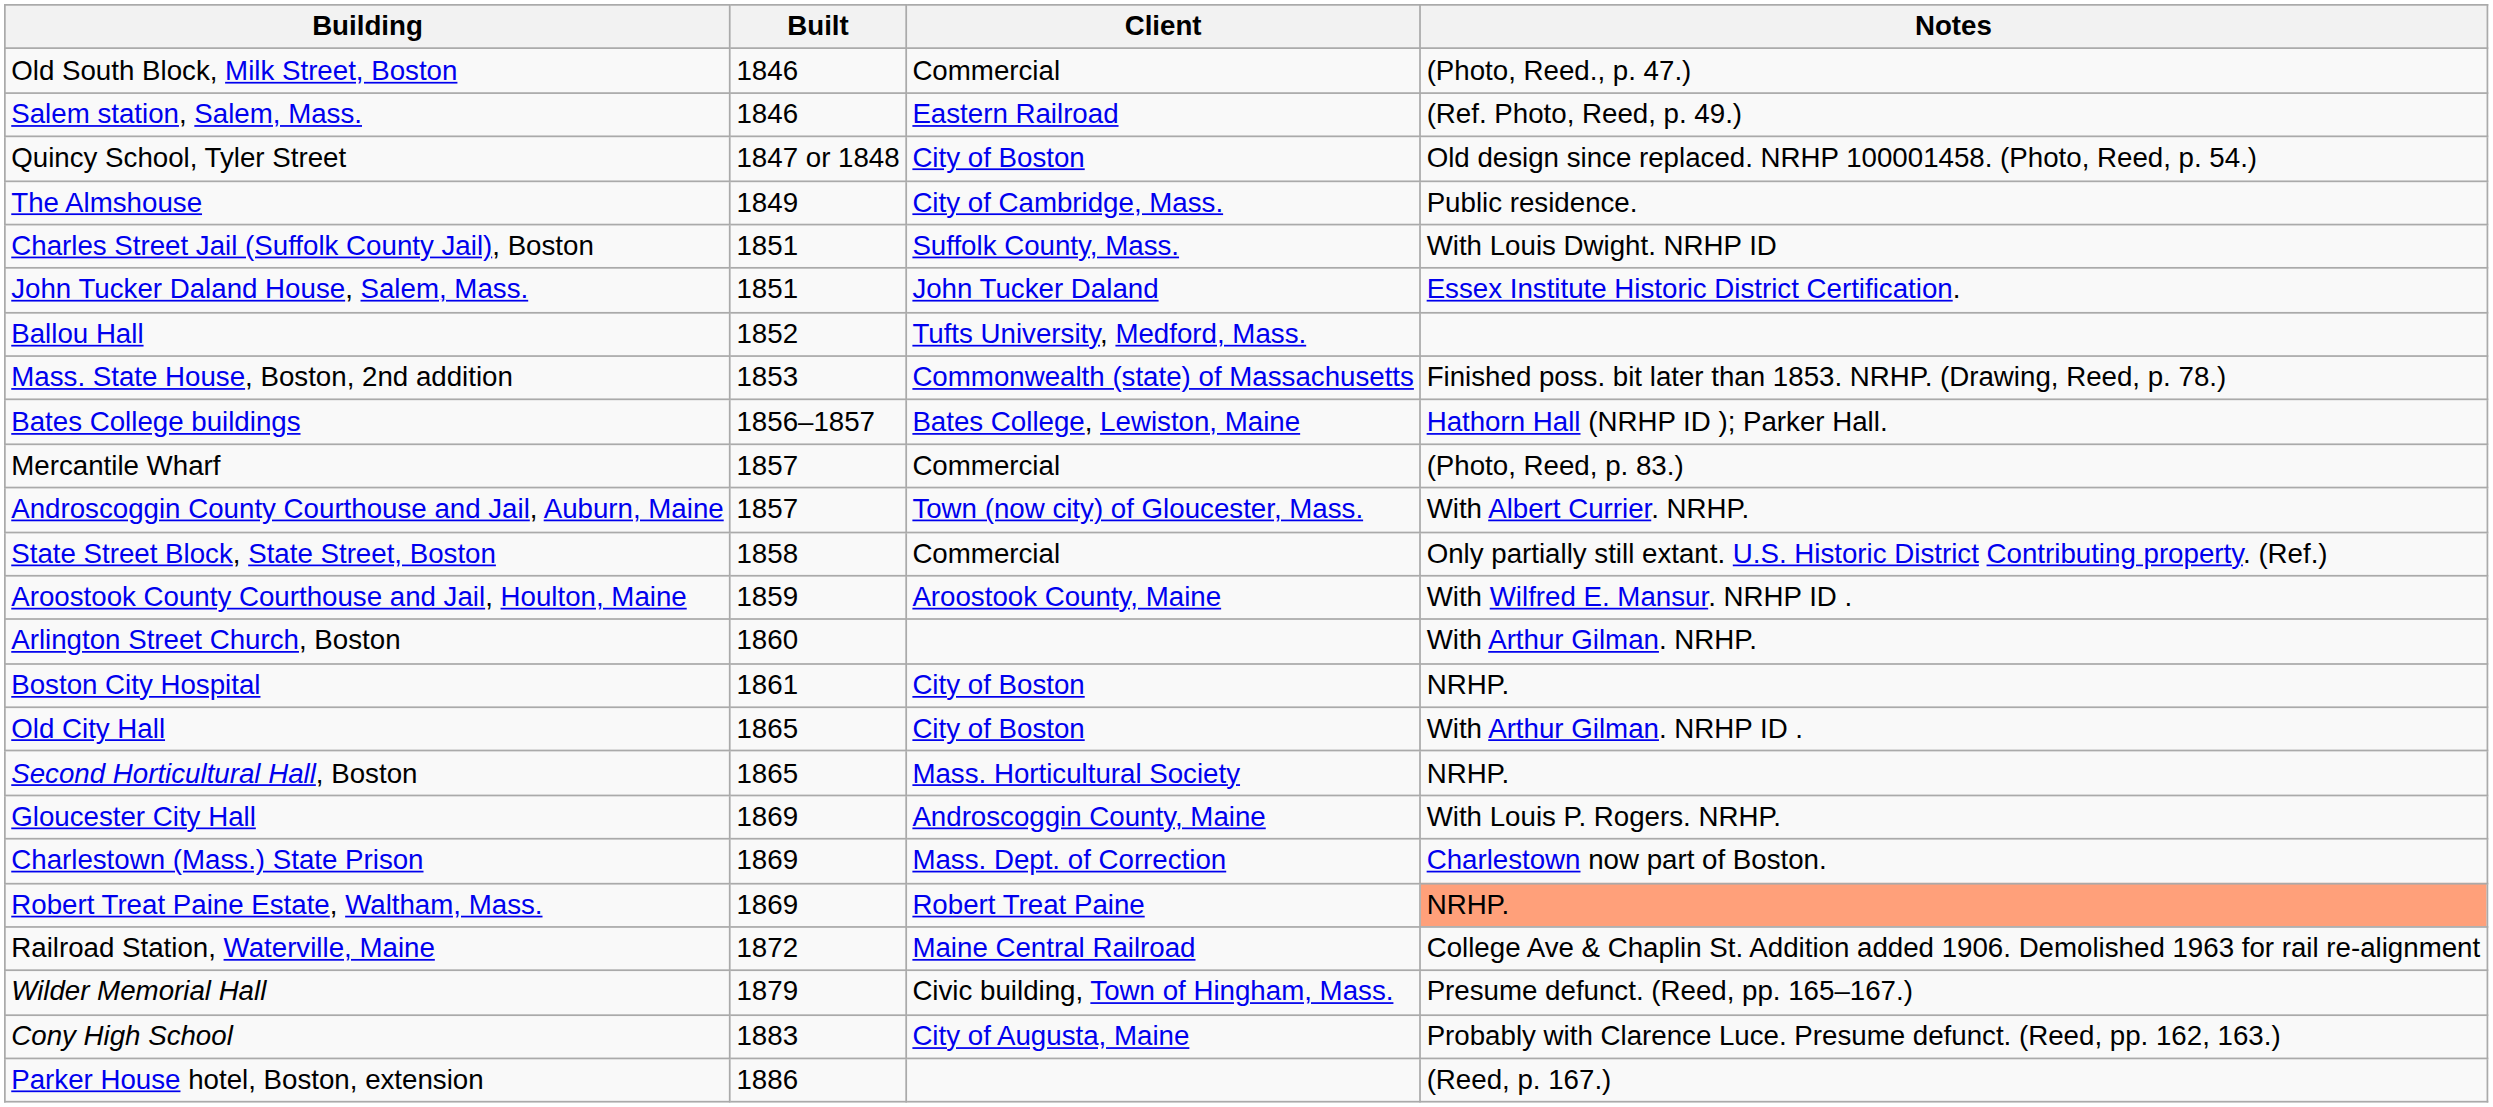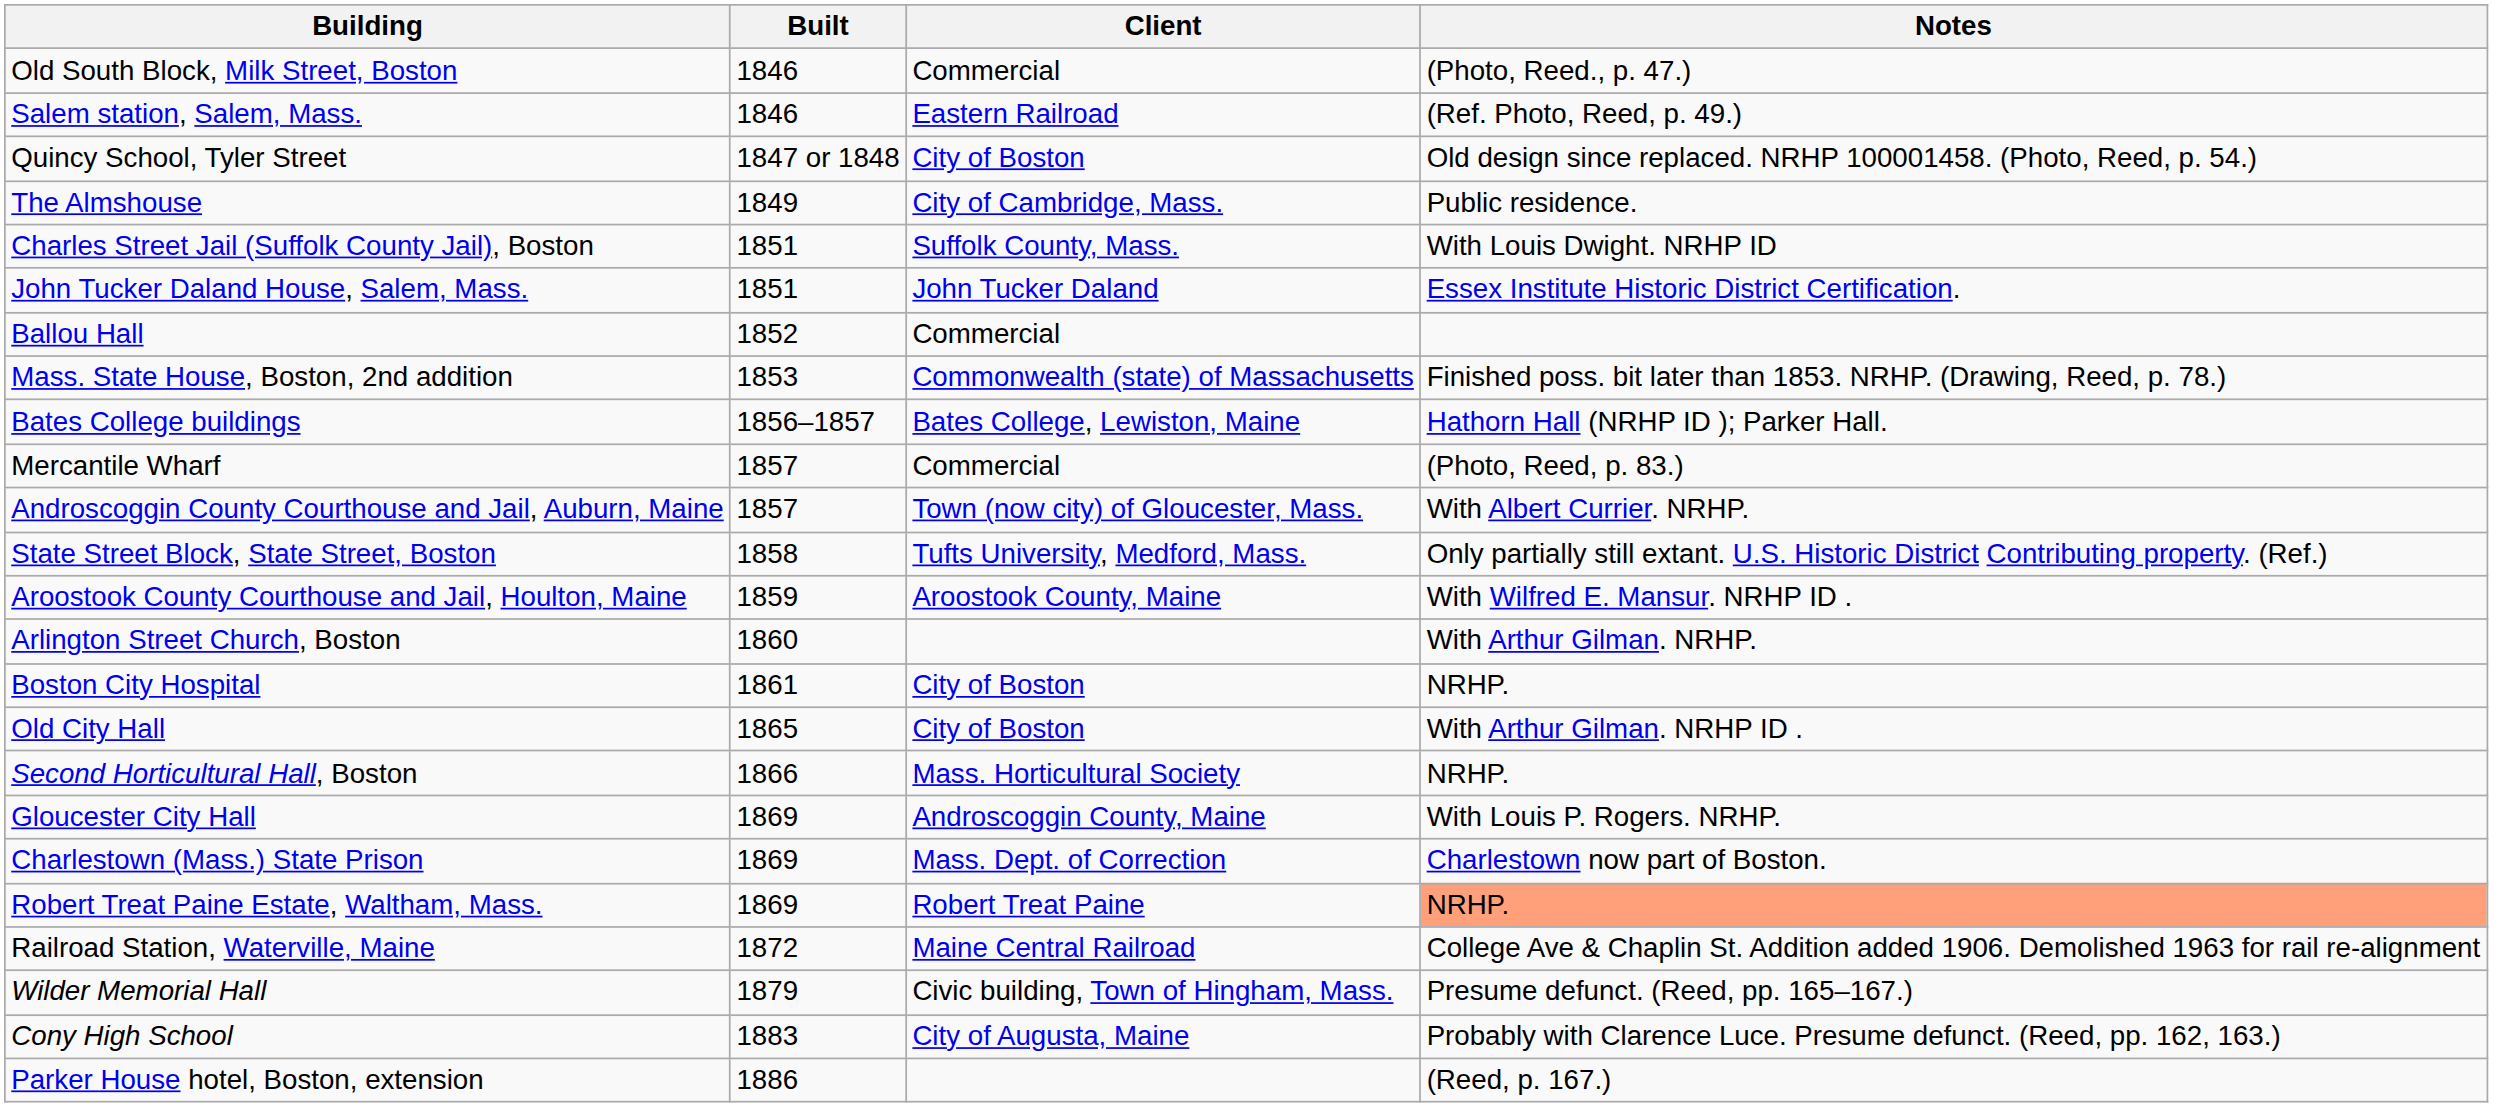(1109, 333) Tufts University, Medford, Mass. -> (986, 333) Commercial
(986, 553) Commercial -> (1109, 553) Tufts University, Medford, Mass.
(767, 772) 1865 -> (767, 772) 1866
